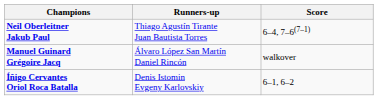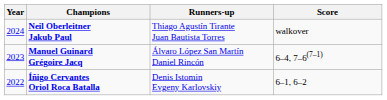+ column: (15, 12)
(286, 32) 6–4, 7–6(7–1) -> (292, 32) walkover
(279, 57) walkover -> (299, 57) 6–4, 7–6(7–1)
